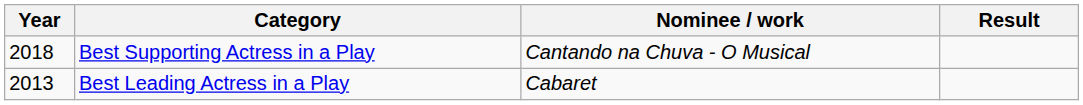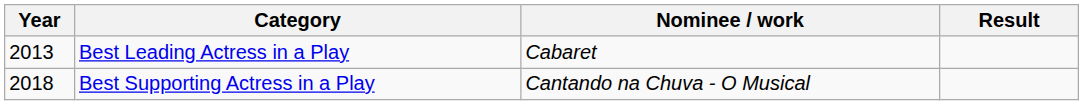rows swapped: (214, 83) <-> (227, 52)
